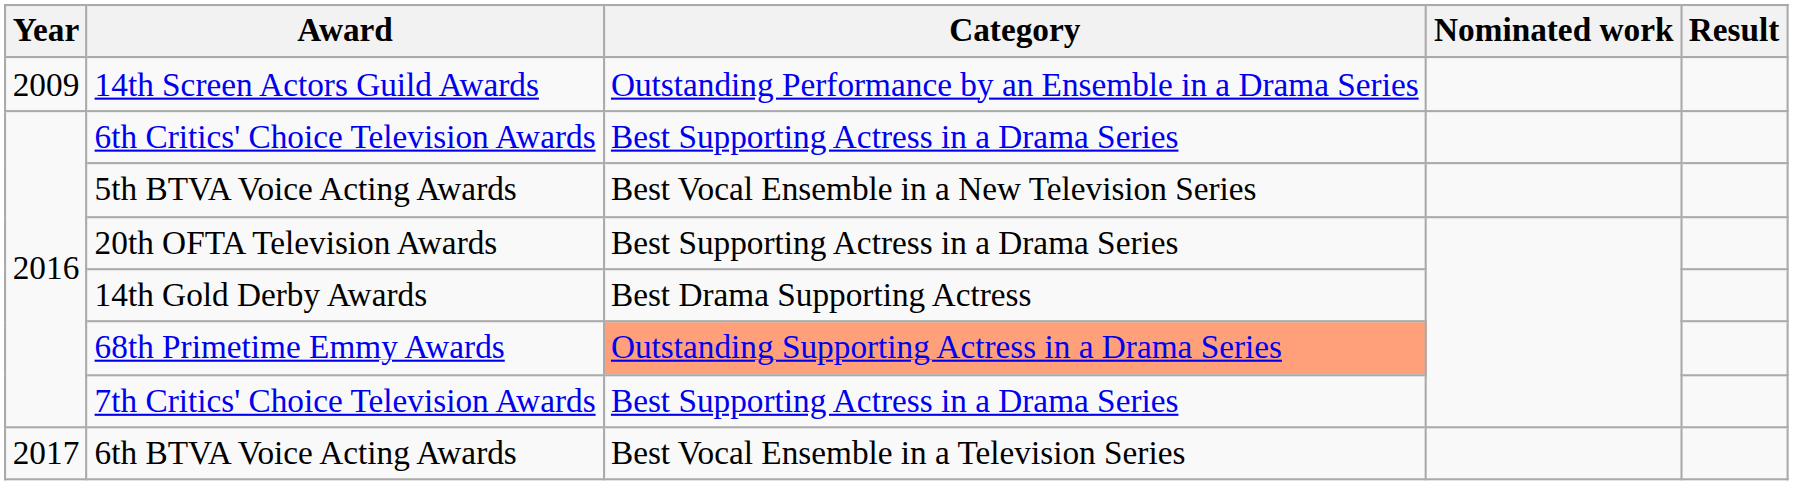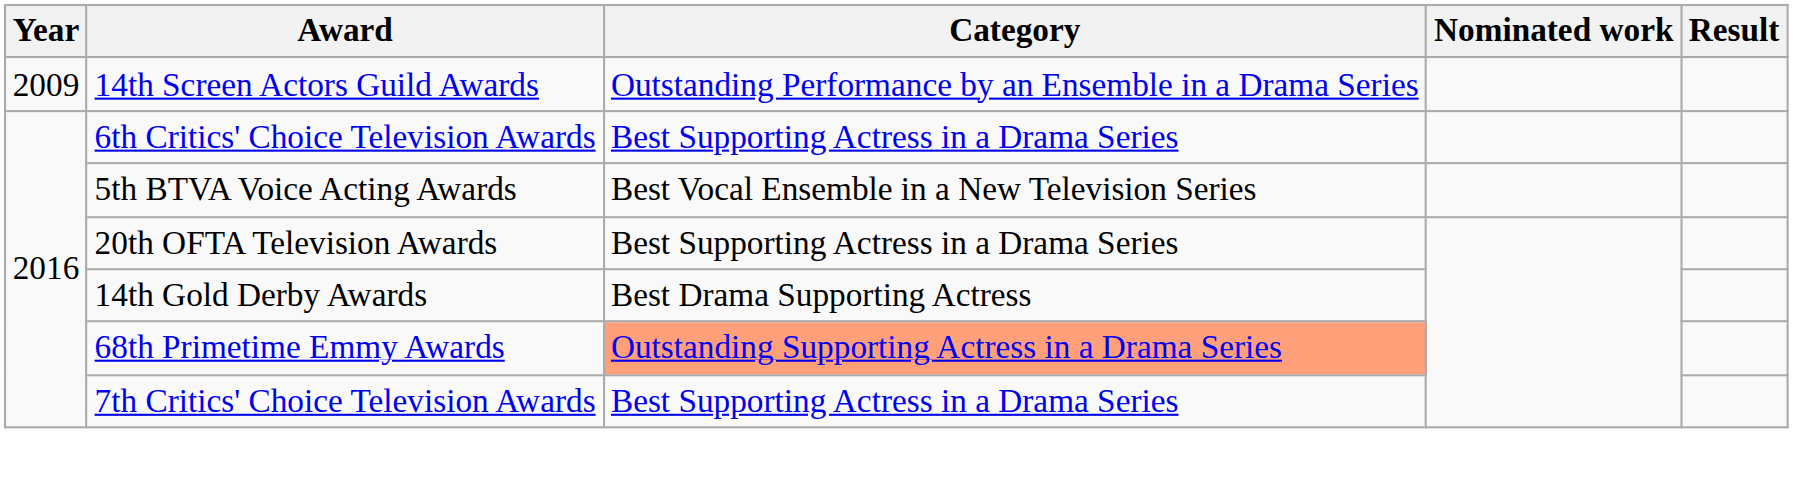- row: (306, 453)
